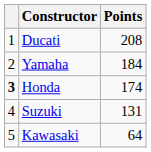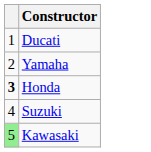- column: (123, 16)
(11, 135) no background -> (11, 135) lightgreen background
